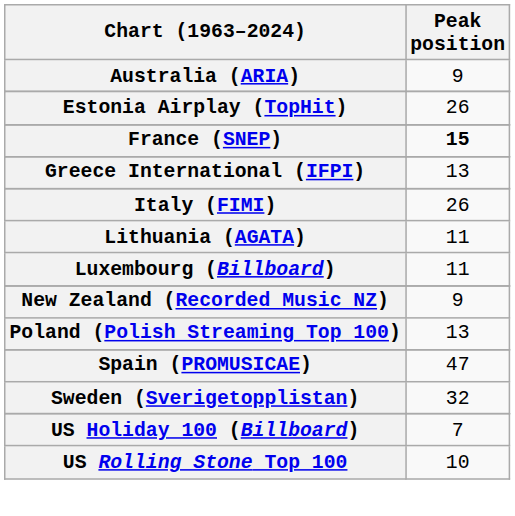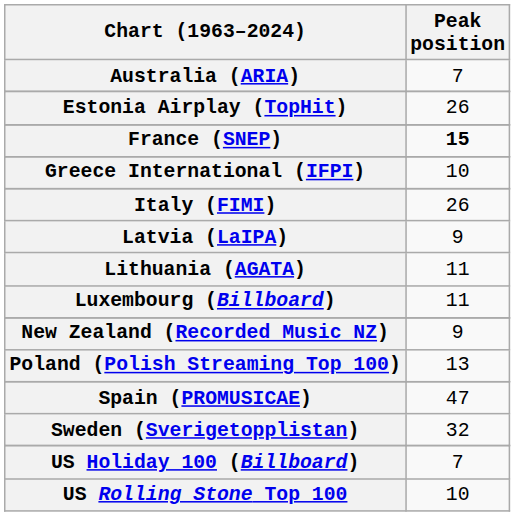(458, 76) 9 -> (458, 76) 7
(458, 172) 13 -> (458, 172) 10
+ row: (205, 237)
